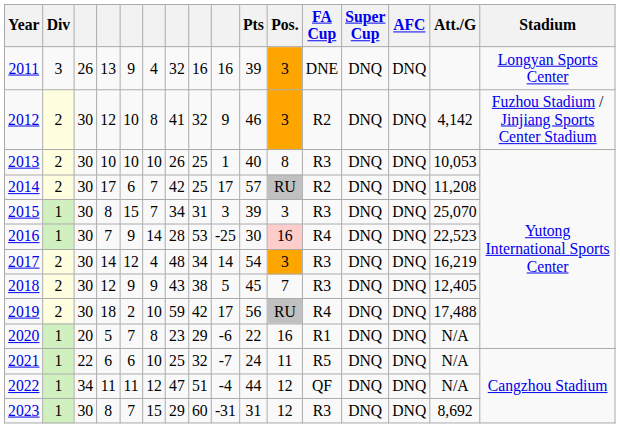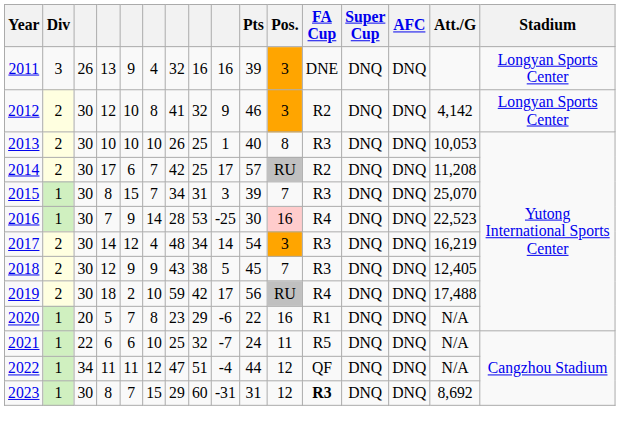(548, 119) Fuzhou Stadium / Jinjiang Sports Center Stadium -> (548, 110) Longyan Sports Center
(285, 211) 3 -> (285, 194) 7
(322, 410) normal -> (322, 393) bold
